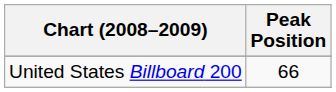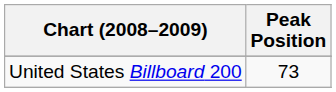(288, 71) 66 -> (288, 71) 73
